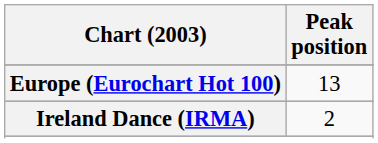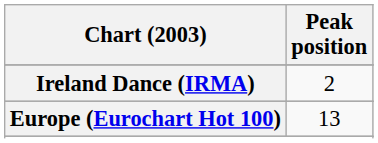rows swapped: (145, 82) <-> (145, 118)
